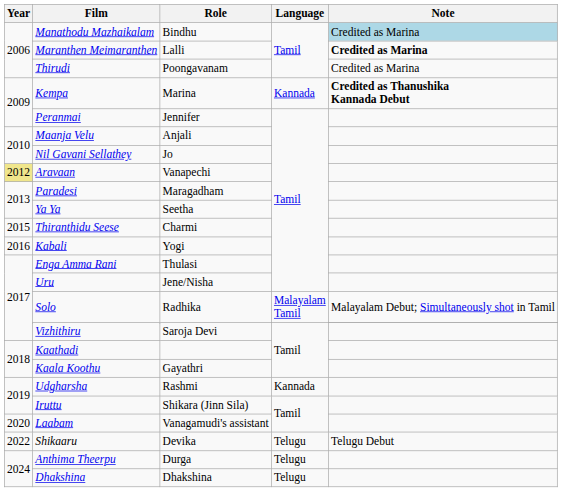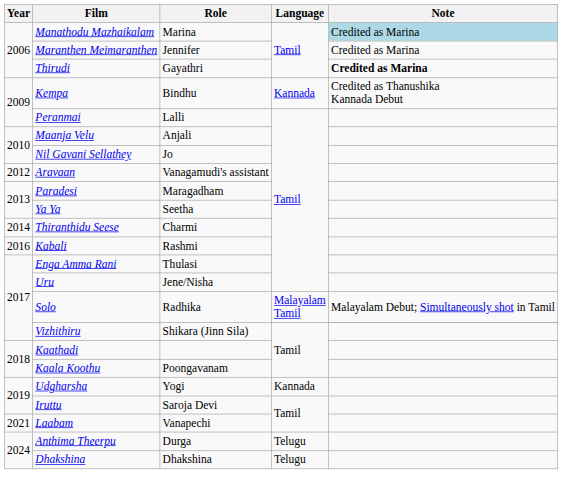(180, 31) Bindhu -> (179, 31) Marina
(173, 50) Lalli -> (181, 50) Jennifer
(379, 50) bold -> (375, 50) normal
(195, 68) Poongavanam -> (183, 68) Gayathri
(375, 68) normal -> (379, 68) bold
(179, 93) Marina -> (180, 93) Bindhu
(390, 93) bold -> (385, 93) normal
(181, 117) Jennifer -> (173, 117) Lalli
(19, 172) khaki background -> (19, 172) no background
(187, 172) Vanapechi -> (216, 172) Vanagamudi's assistant
(19, 227) 2015 -> (19, 227) 2014
(174, 245) Yogi -> (180, 245) Rashmi
(190, 331) Saroja Devi -> (205, 331) Shikara (Jinn Sila)
(183, 368) Gayathri -> (195, 368) Poongavanam
(180, 386) Rashmi -> (174, 386) Yogi
(205, 404) Shikara (Jinn Sila) -> (190, 404) Saroja Devi
(19, 423) 2020 -> (19, 423) 2021
(216, 423) Vanagamudi's assistant -> (187, 423) Vanapechi
- row: (56, 441)
